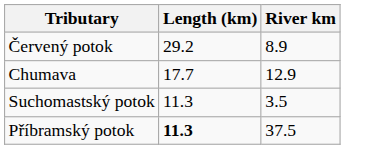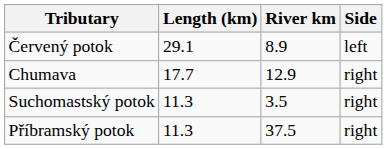+ column: (361, 18)
(178, 46) 29.2 -> (178, 46) 29.1
(178, 130) bold -> (178, 130) normal
